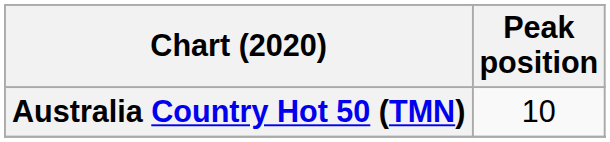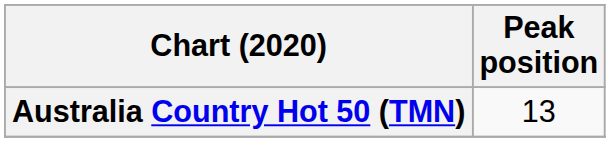(539, 111) 10 -> (539, 111) 13
